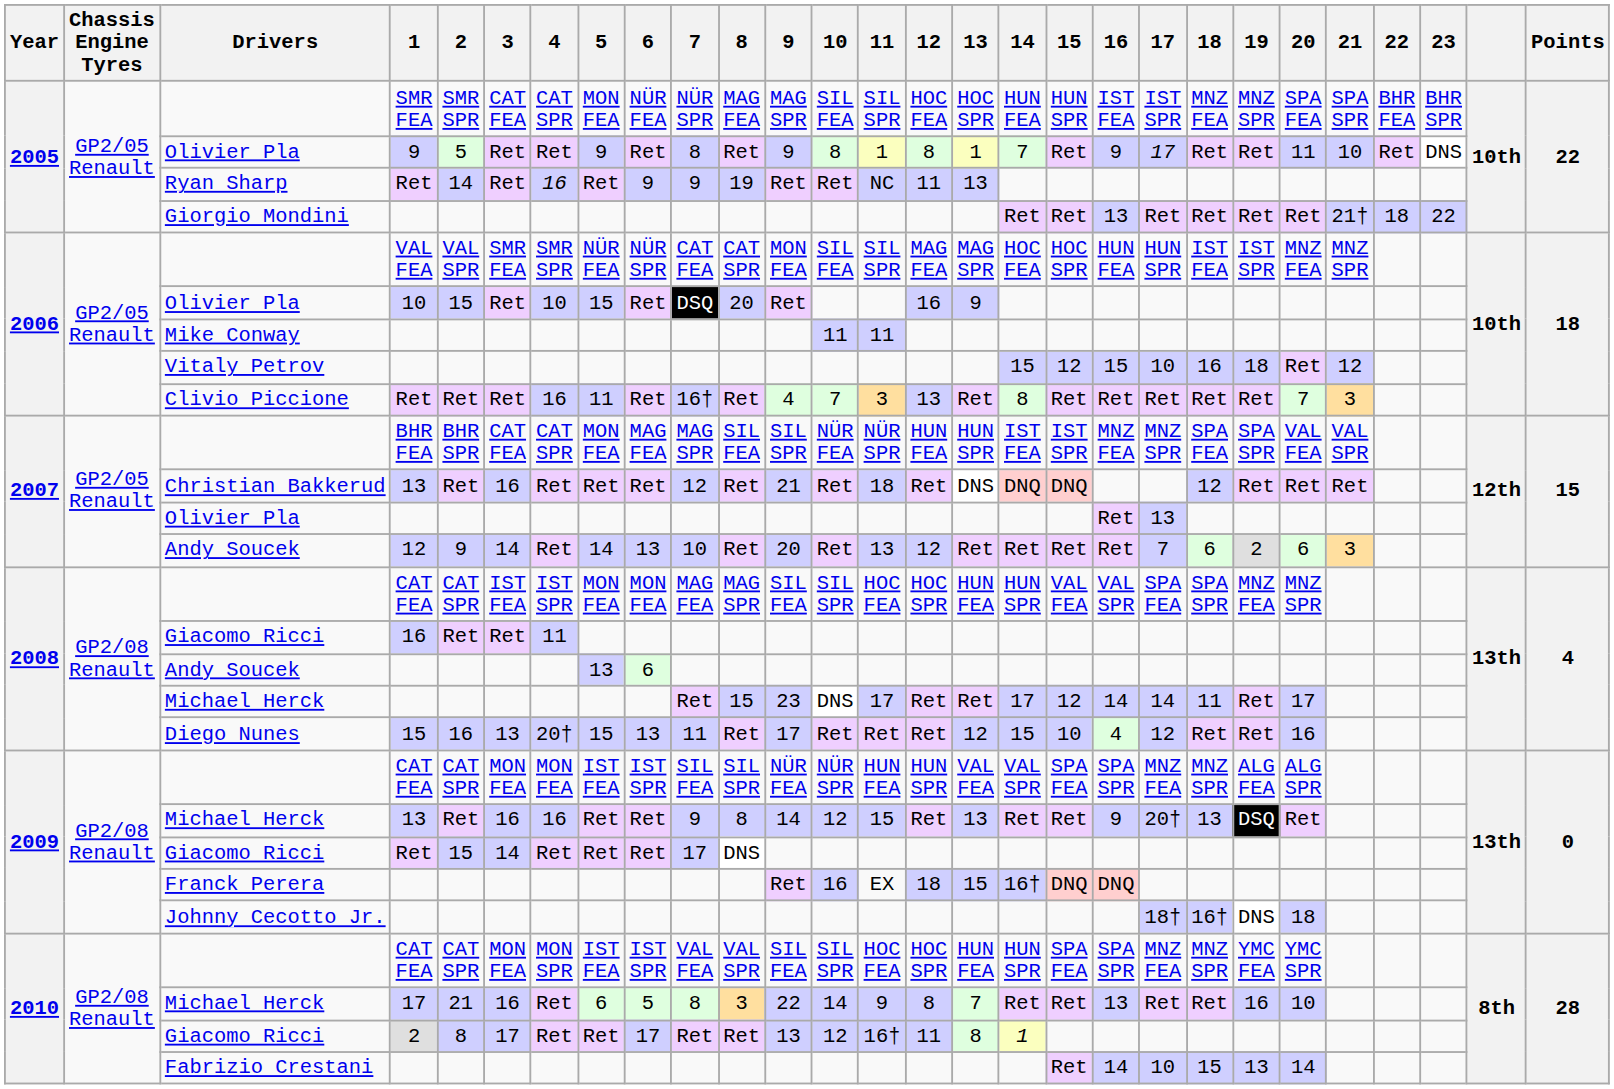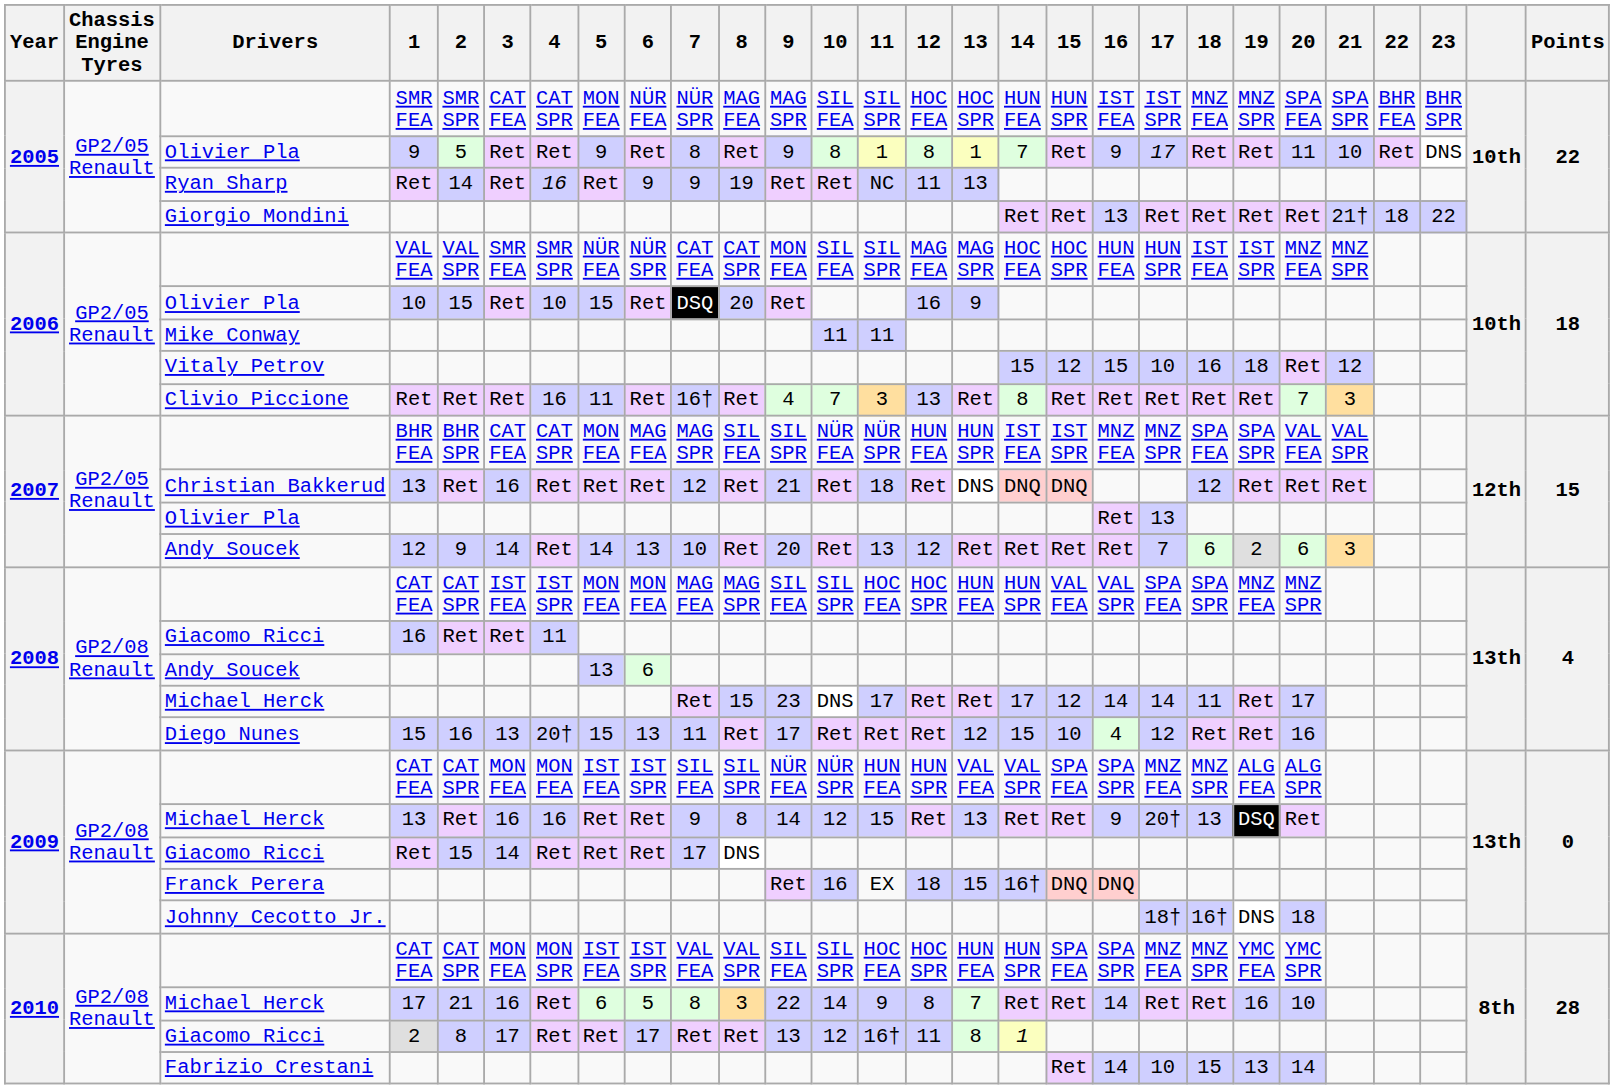(1116, 1004) 13 -> (1116, 1004) 14
